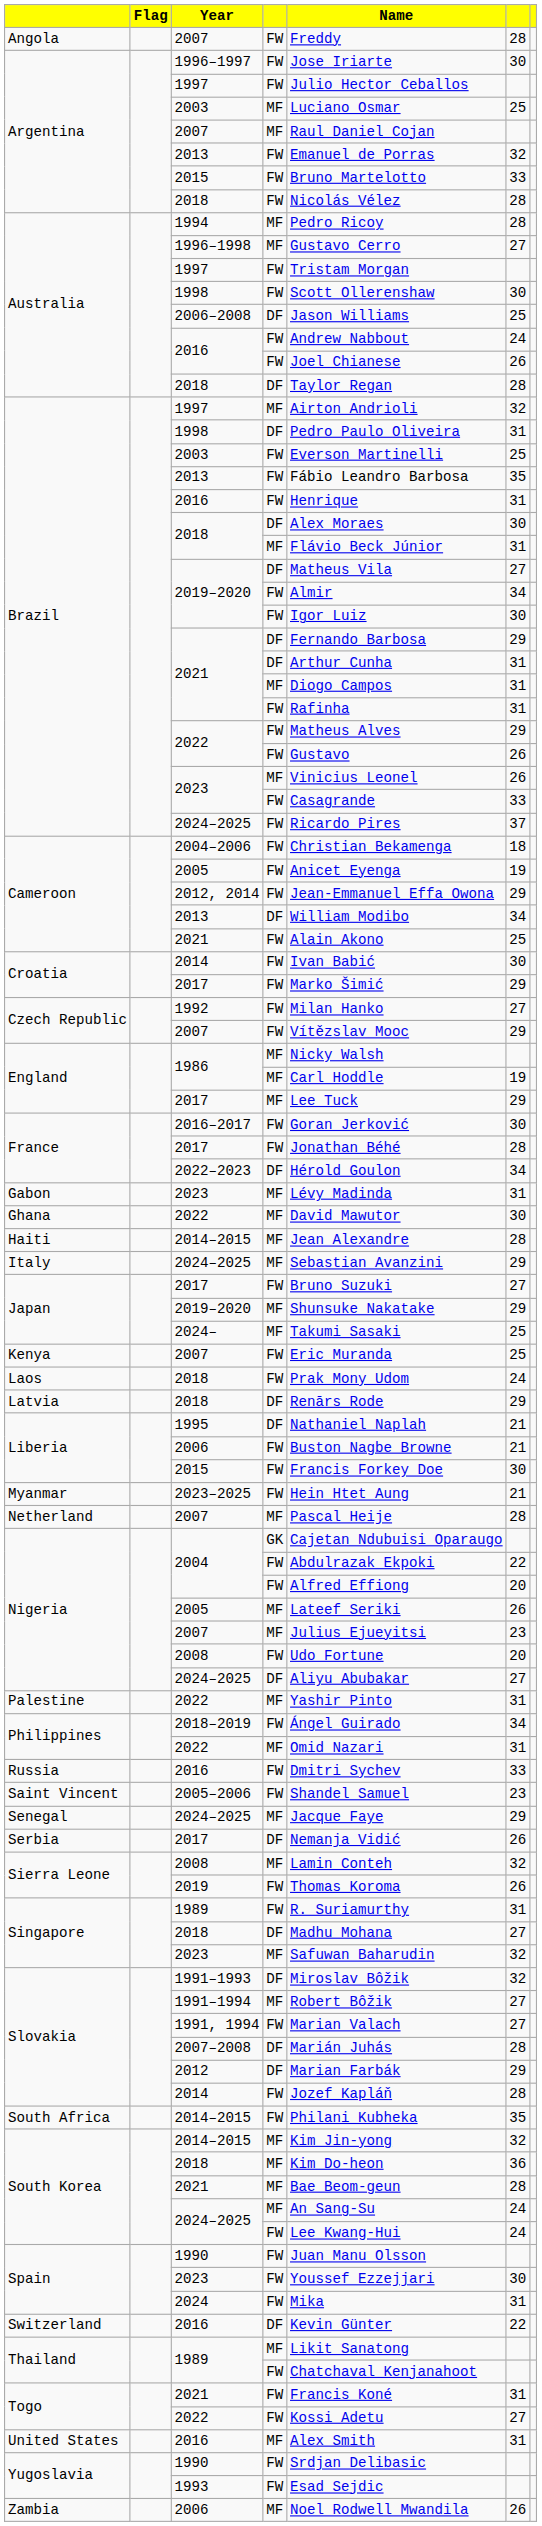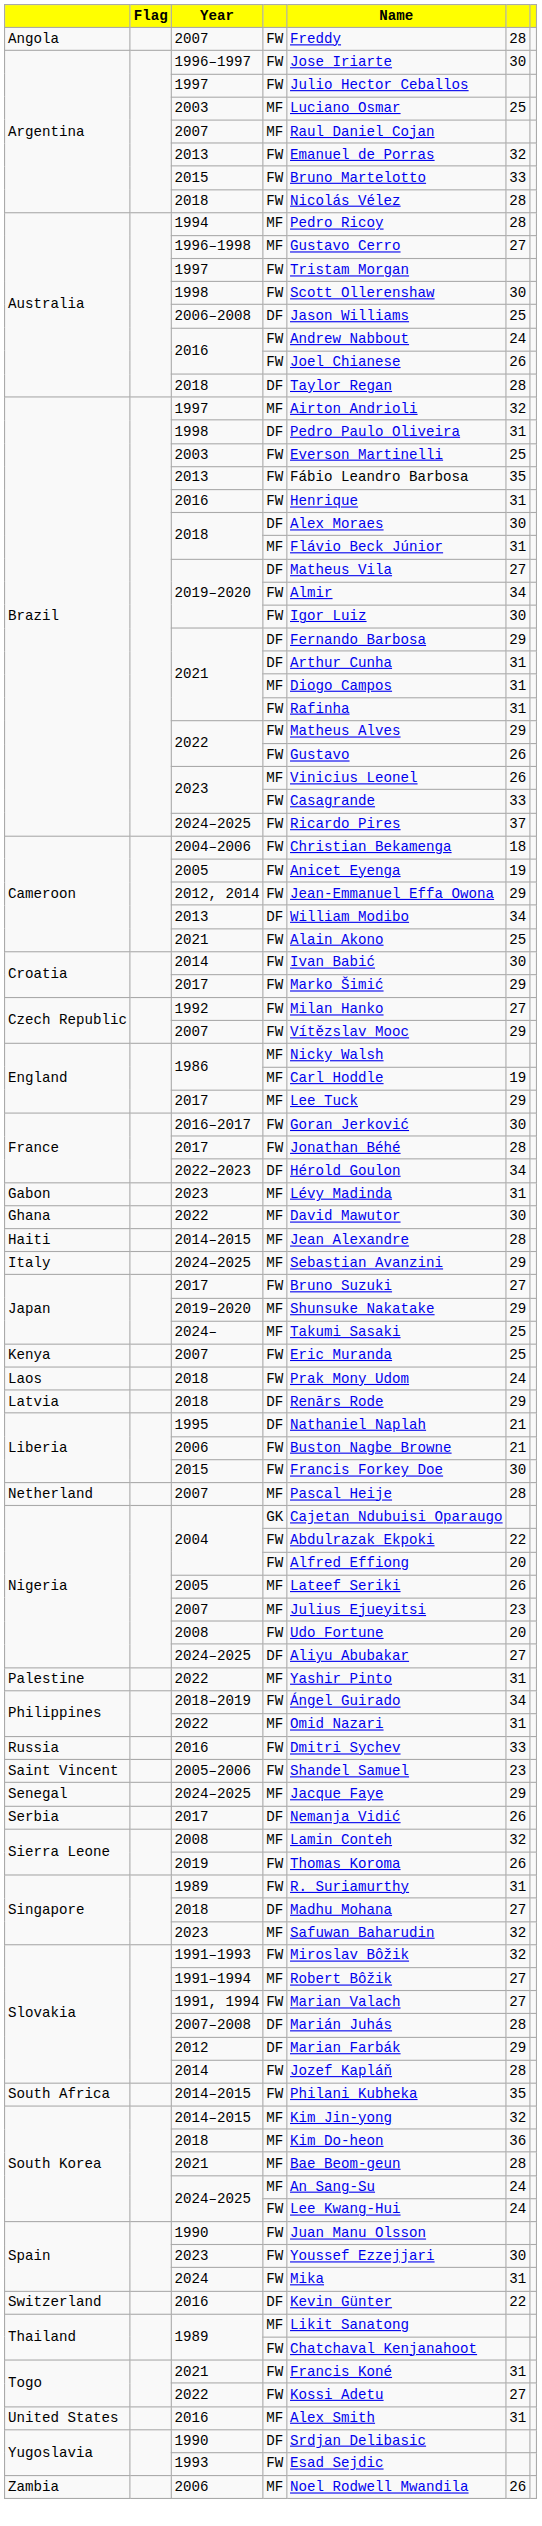- row: (38, 1494)
(275, 1979) DF -> (275, 1956) FW
(275, 2464) FW -> (275, 2441) DF
